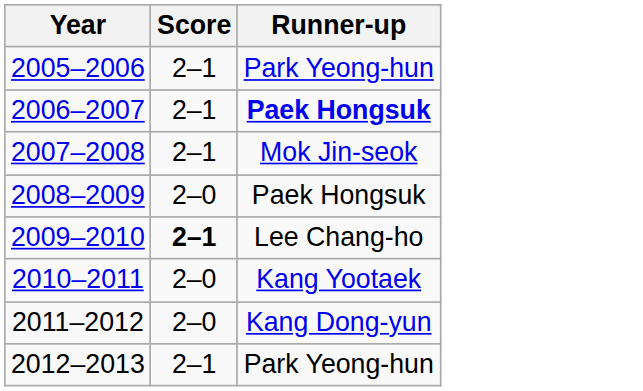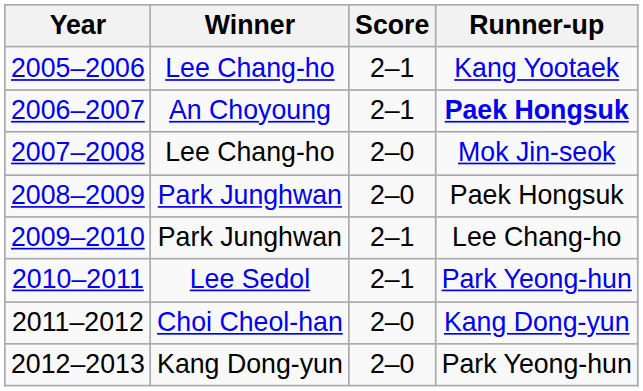+ column: (250, 25)
(339, 68) Park Yeong-hun -> (537, 68) Kang Yootaek
(194, 152) 2–1 -> (392, 152) 2–0
(194, 237) bold -> (392, 237) normal
(194, 279) 2–0 -> (392, 279) 2–1
(339, 279) Kang Yootaek -> (537, 279) Park Yeong-hun
(194, 364) 2–1 -> (392, 364) 2–0
